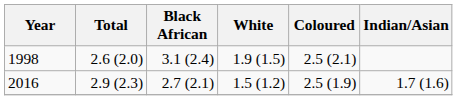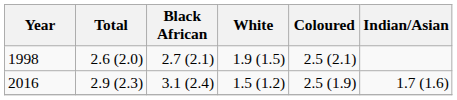(188, 58) 3.1 (2.4) -> (188, 58) 2.7 (2.1)
(188, 82) 2.7 (2.1) -> (188, 82) 3.1 (2.4)
